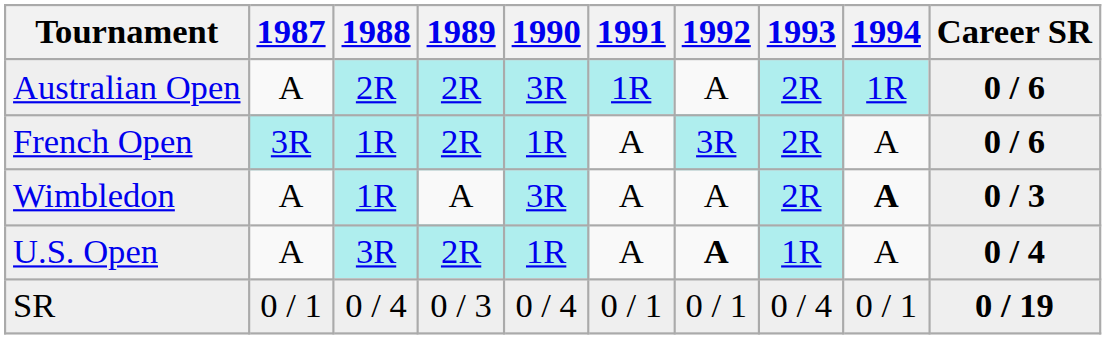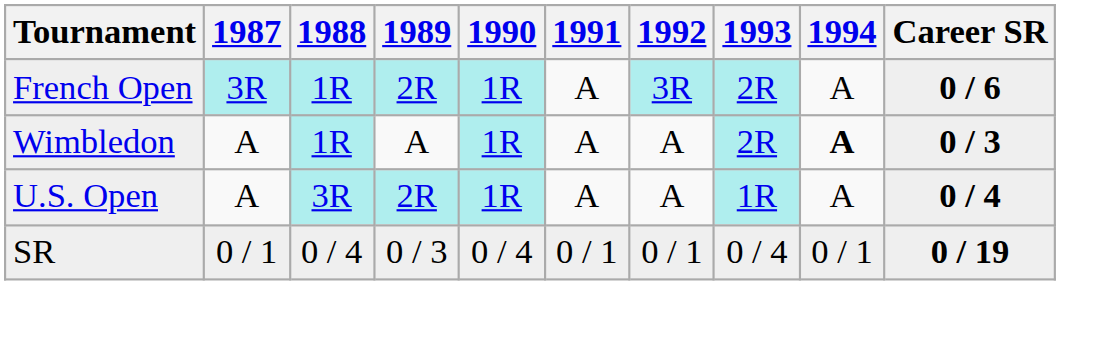- row: (127, 86)
(546, 196) 3R -> (502, 141) 1R
(716, 251) bold -> (672, 196) normal
